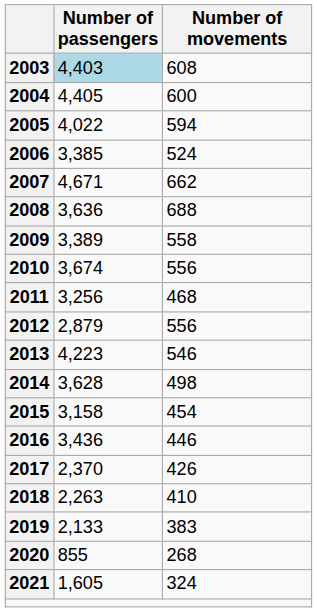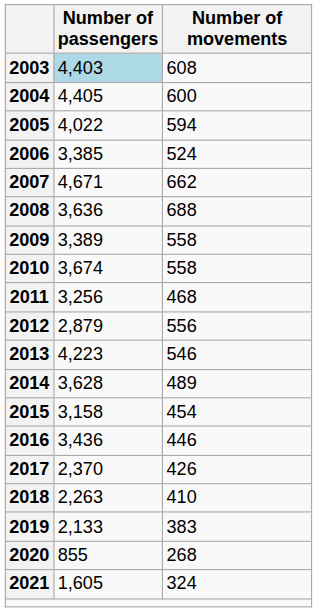(182, 268) 556 -> (182, 268) 558
(182, 383) 498 -> (182, 383) 489
